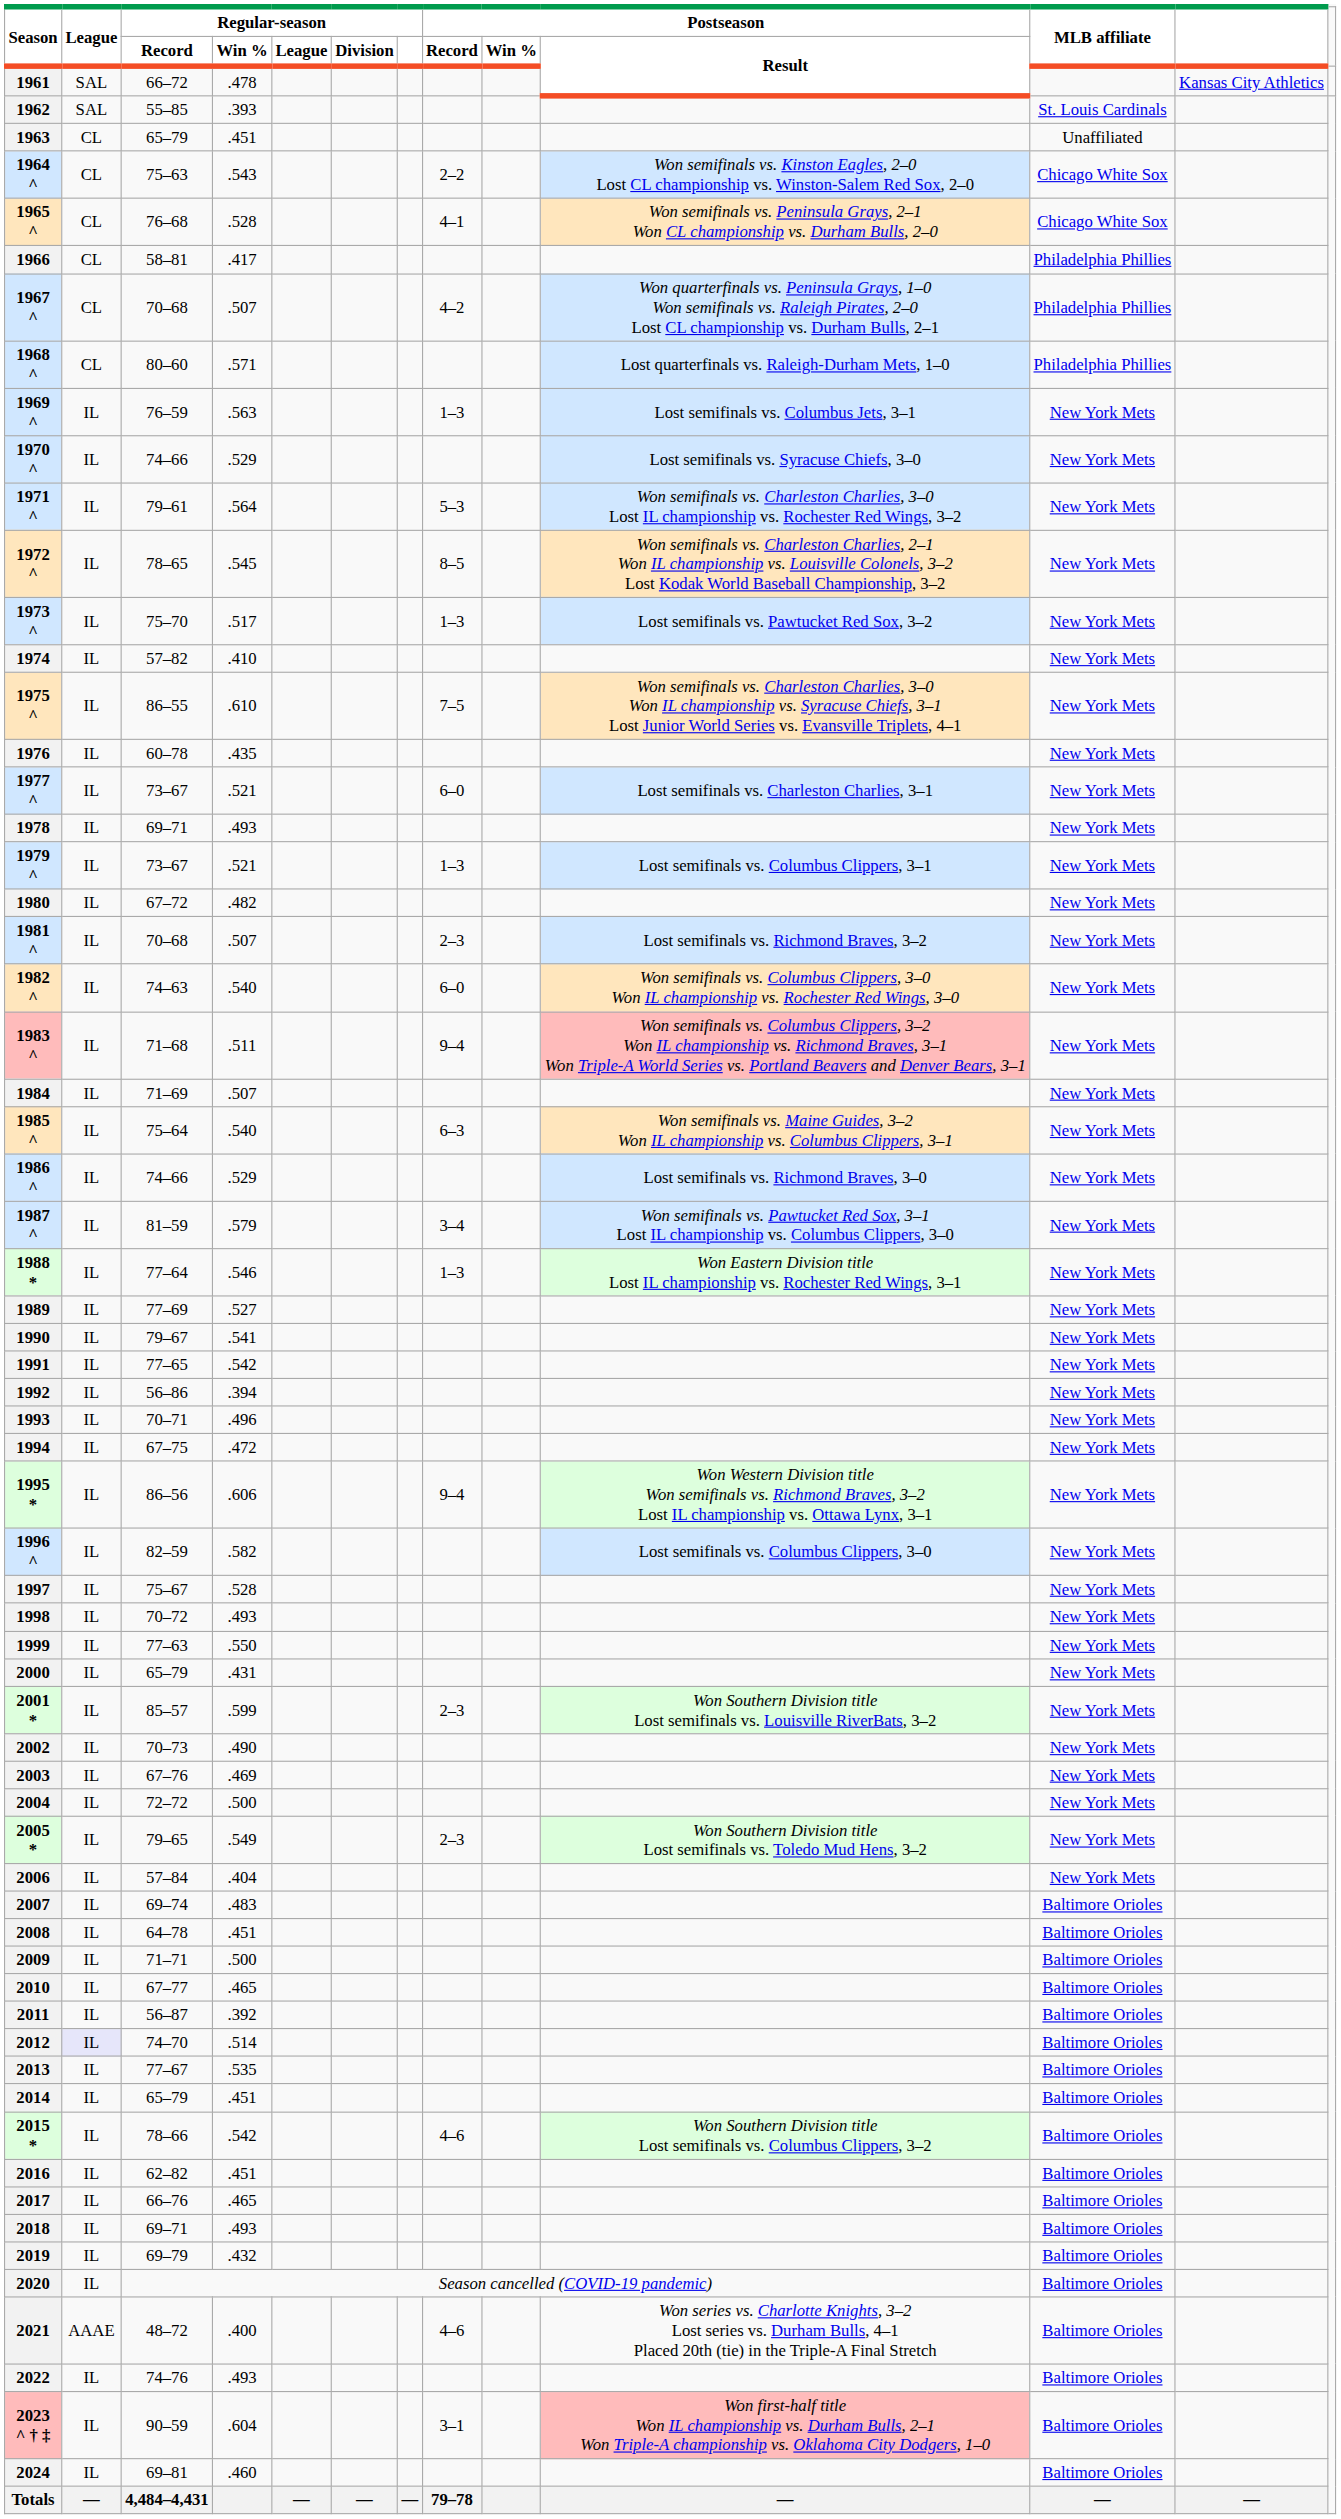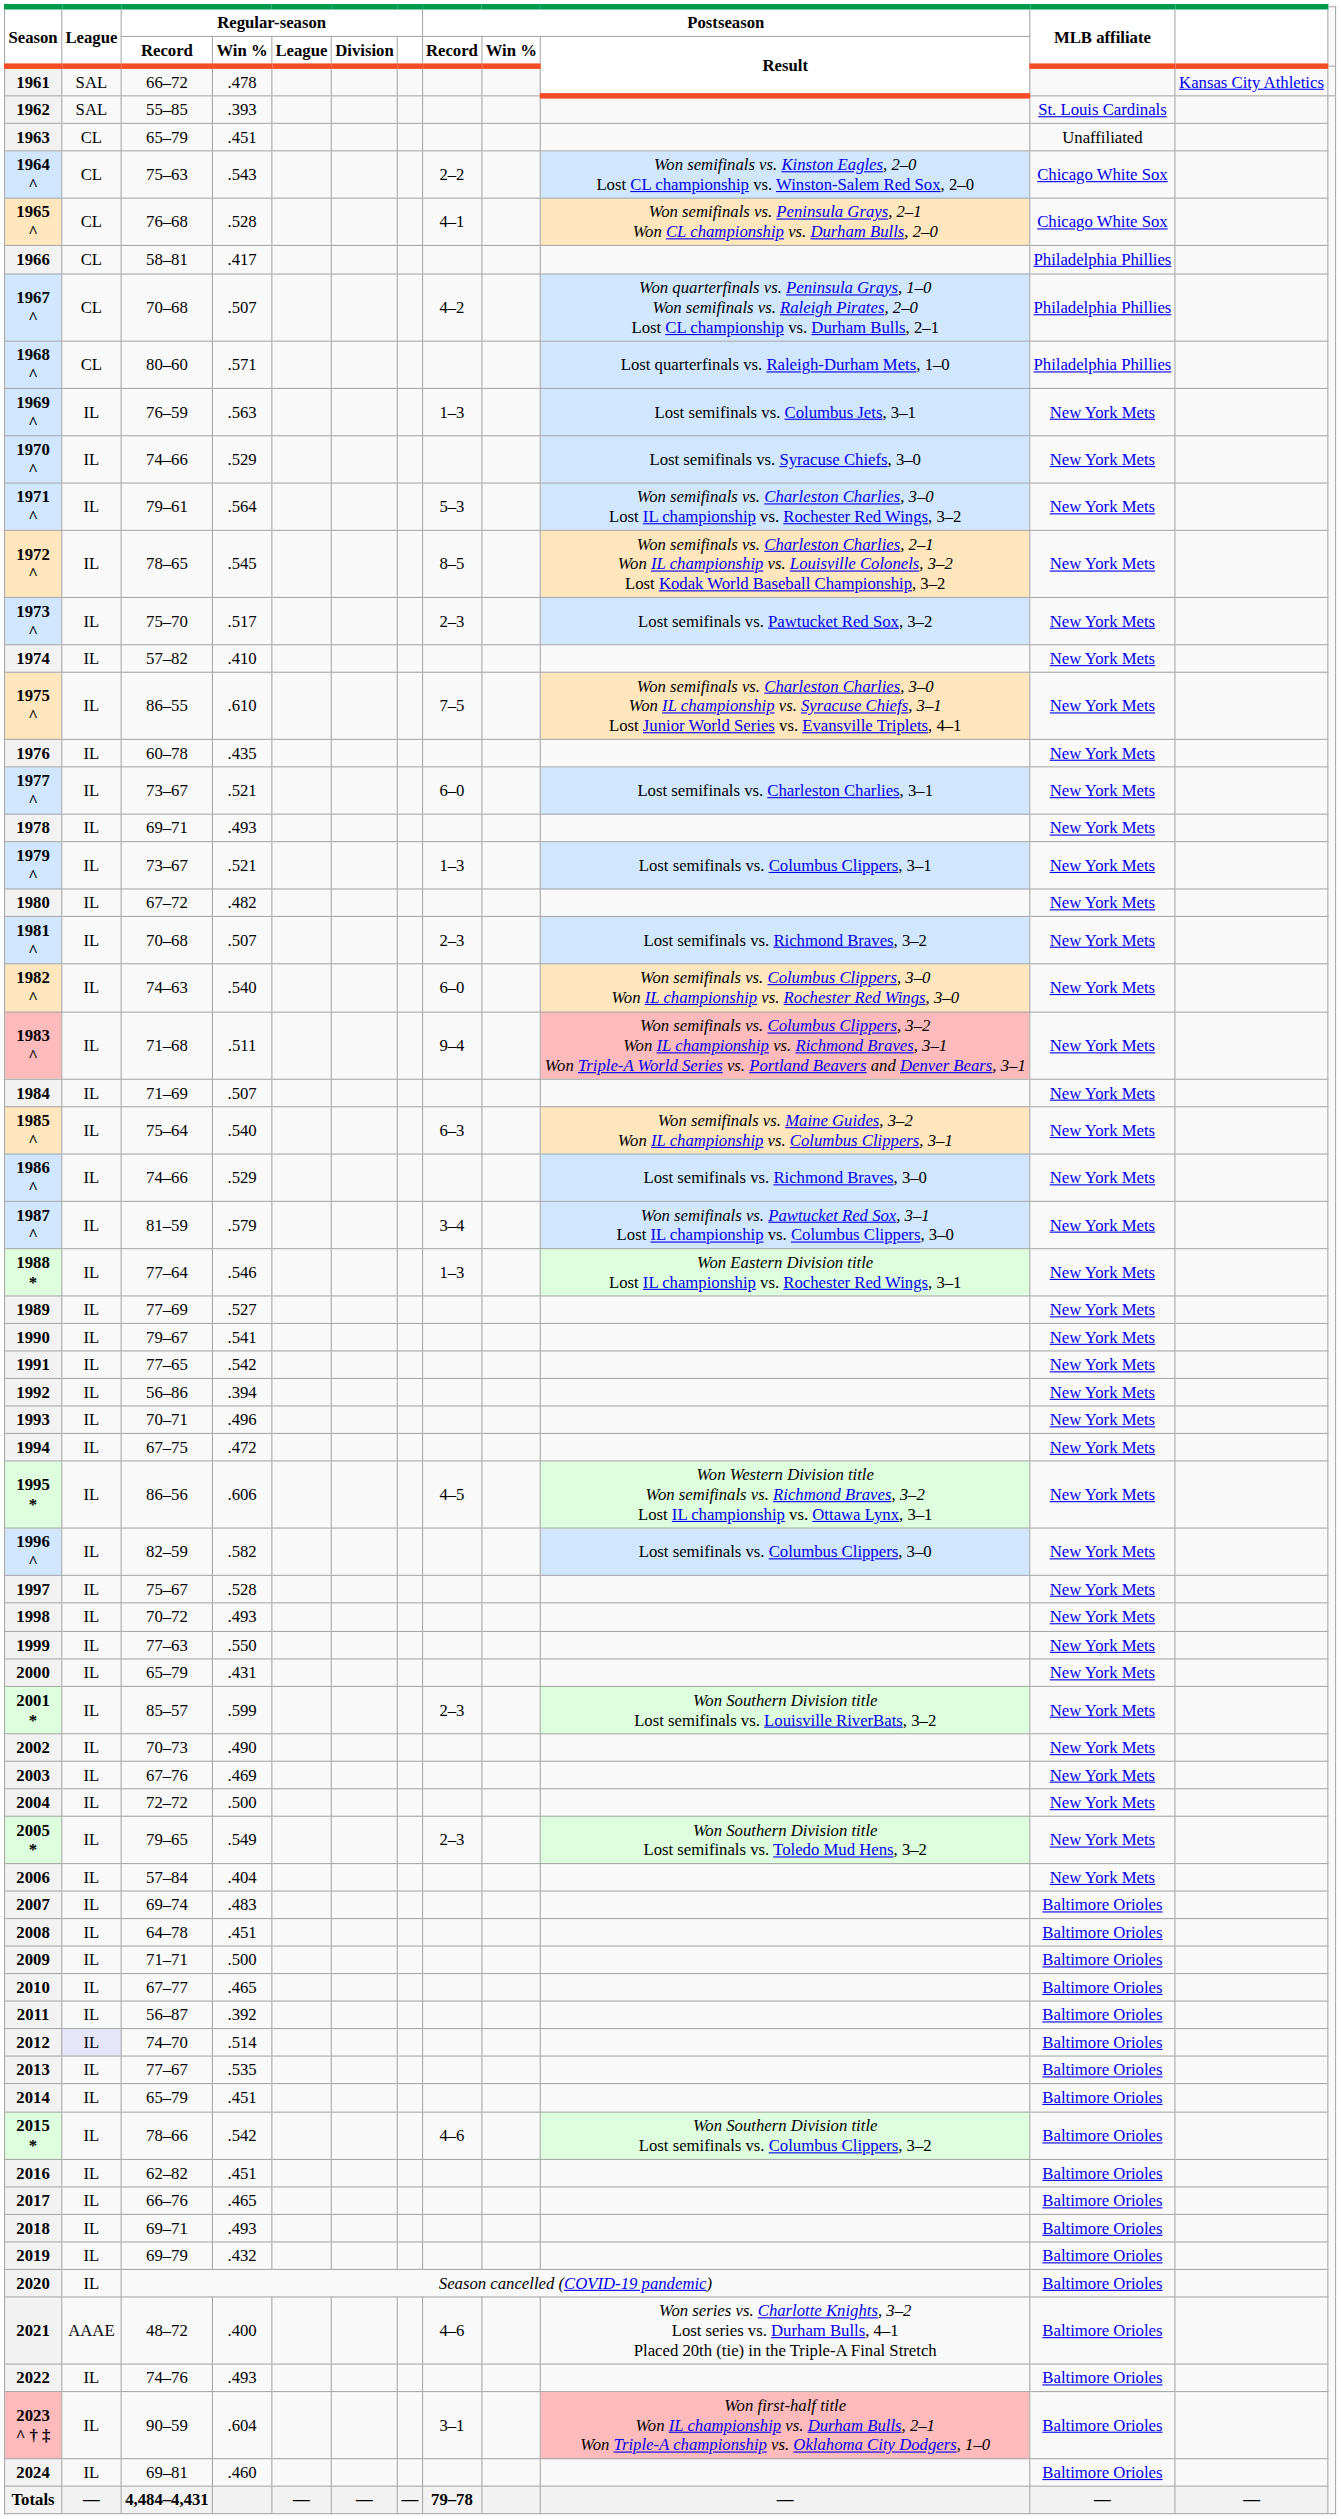(452, 621) 1–3 -> (452, 621) 2–3
(452, 1494) 9–4 -> (452, 1494) 4–5
